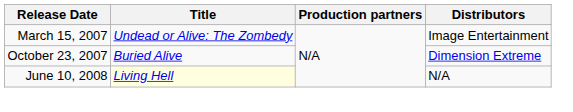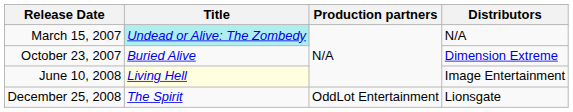(203, 35) no background -> (217, 35) paleturquoise background
(488, 35) Image Entertainment -> (456, 35) N/A
(439, 76) N/A -> (505, 76) Image Entertainment
+ row: (64, 96)
